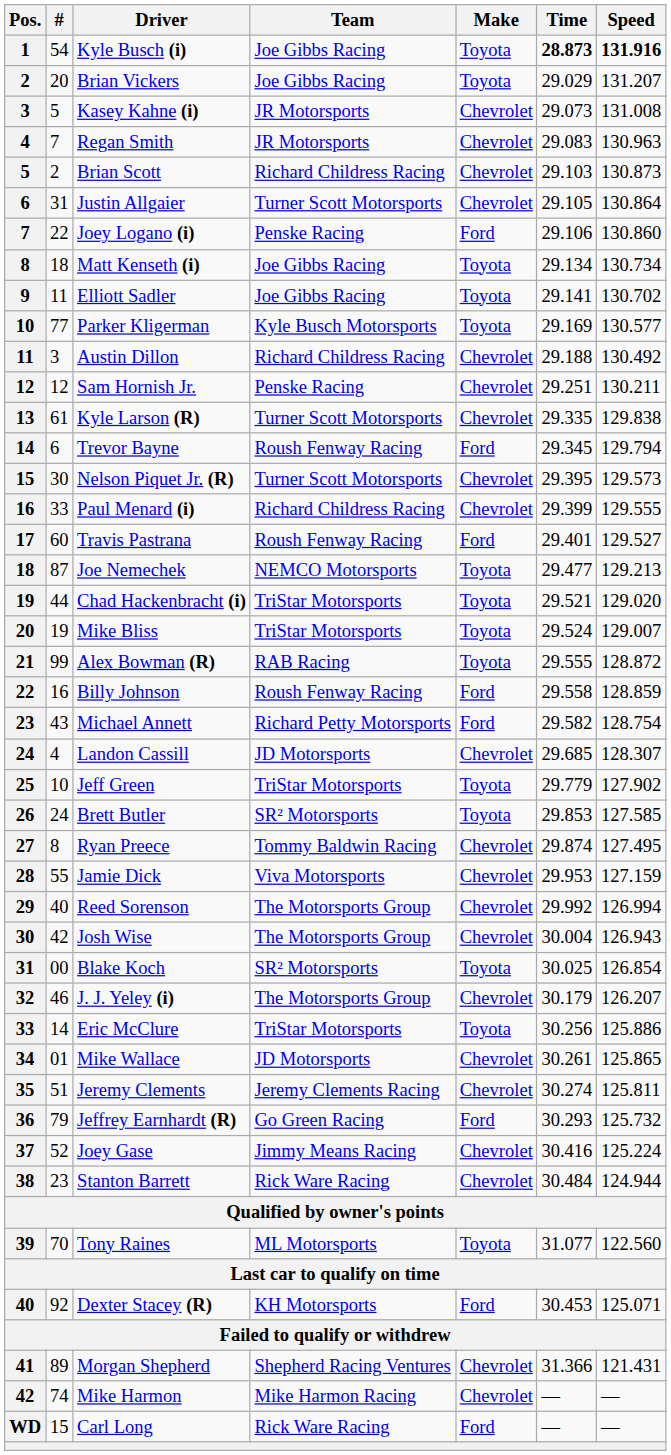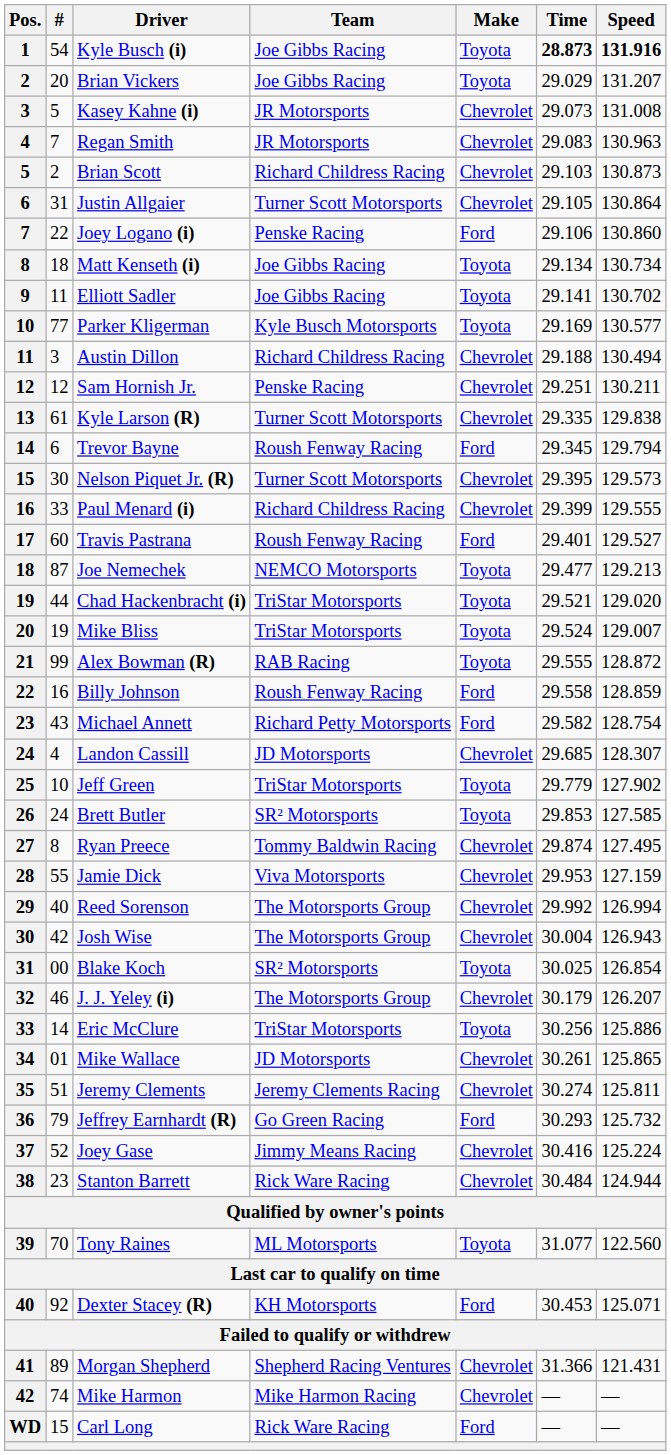(631, 356) 130.492 -> (631, 356) 130.494
